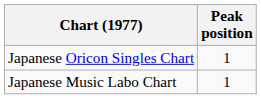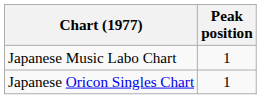rows swapped: (101, 57) <-> (92, 81)
